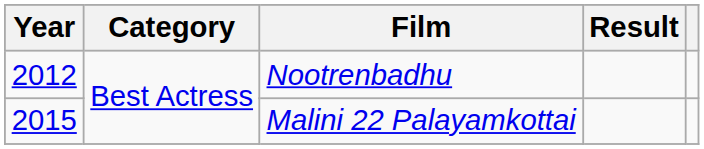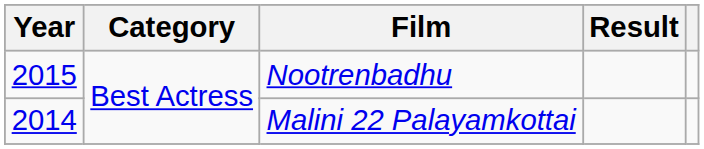(44, 74) 2012 -> (44, 74) 2015
(44, 120) 2015 -> (44, 120) 2014
